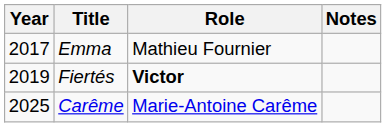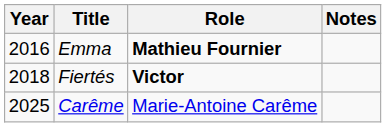(29, 48) 2017 -> (29, 48) 2016
(202, 48) normal -> (207, 48) bold
(29, 77) 2019 -> (29, 77) 2018
